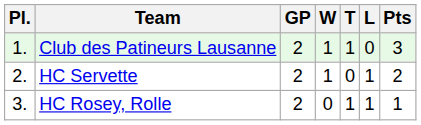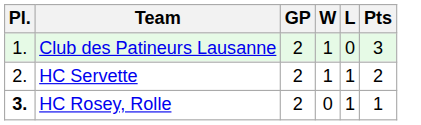- column: (350, 18)
(20, 104) normal -> (20, 104) bold
